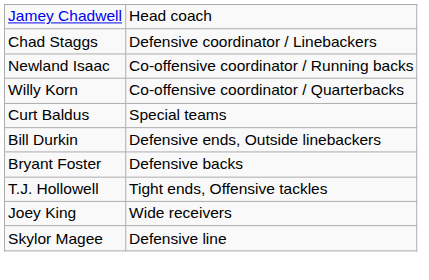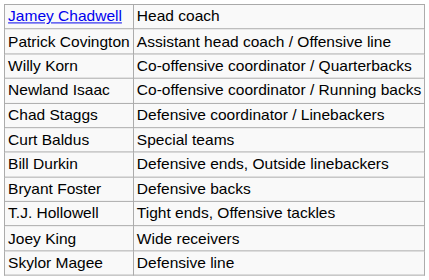+ row: (69, 41)
rows swapped: (53, 41) <-> (43, 90)
